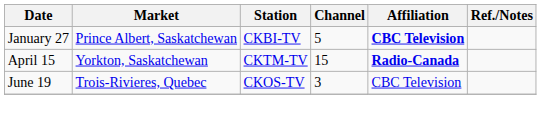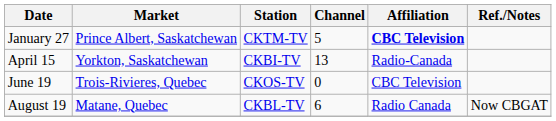(272, 37) CKBI-TV -> (276, 37) CKTM-TV
(276, 60) CKTM-TV -> (272, 60) CKBI-TV
(321, 60) 15 -> (321, 60) 13
(415, 60) bold -> (412, 60) normal
(318, 82) 3 -> (318, 82) 0
+ row: (37, 104)
